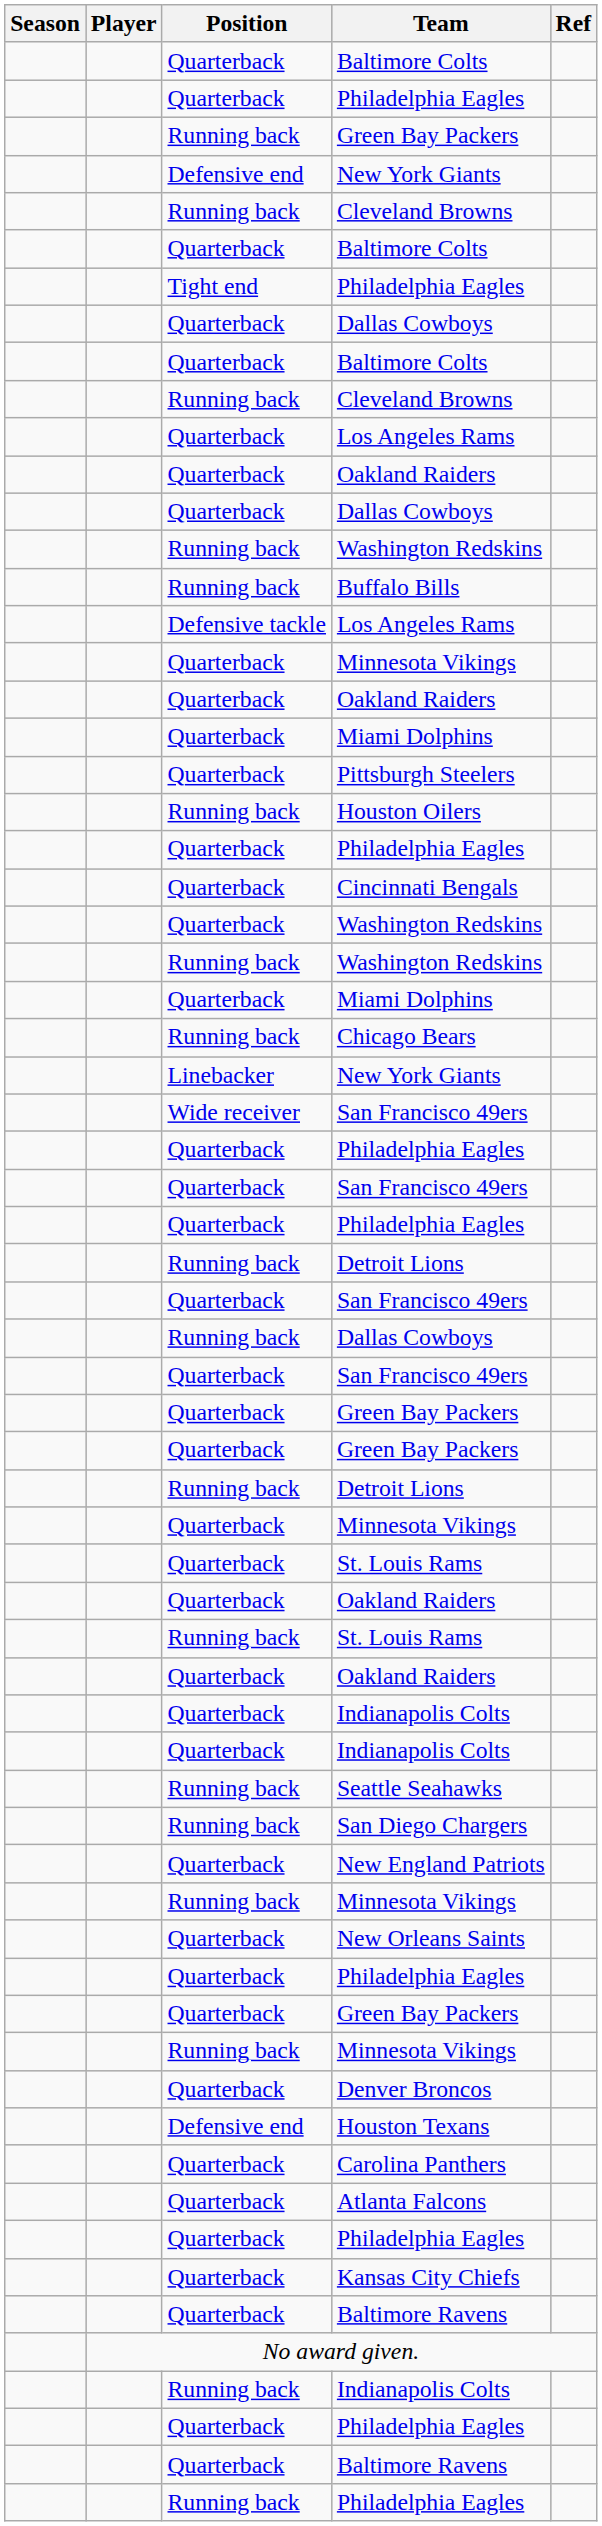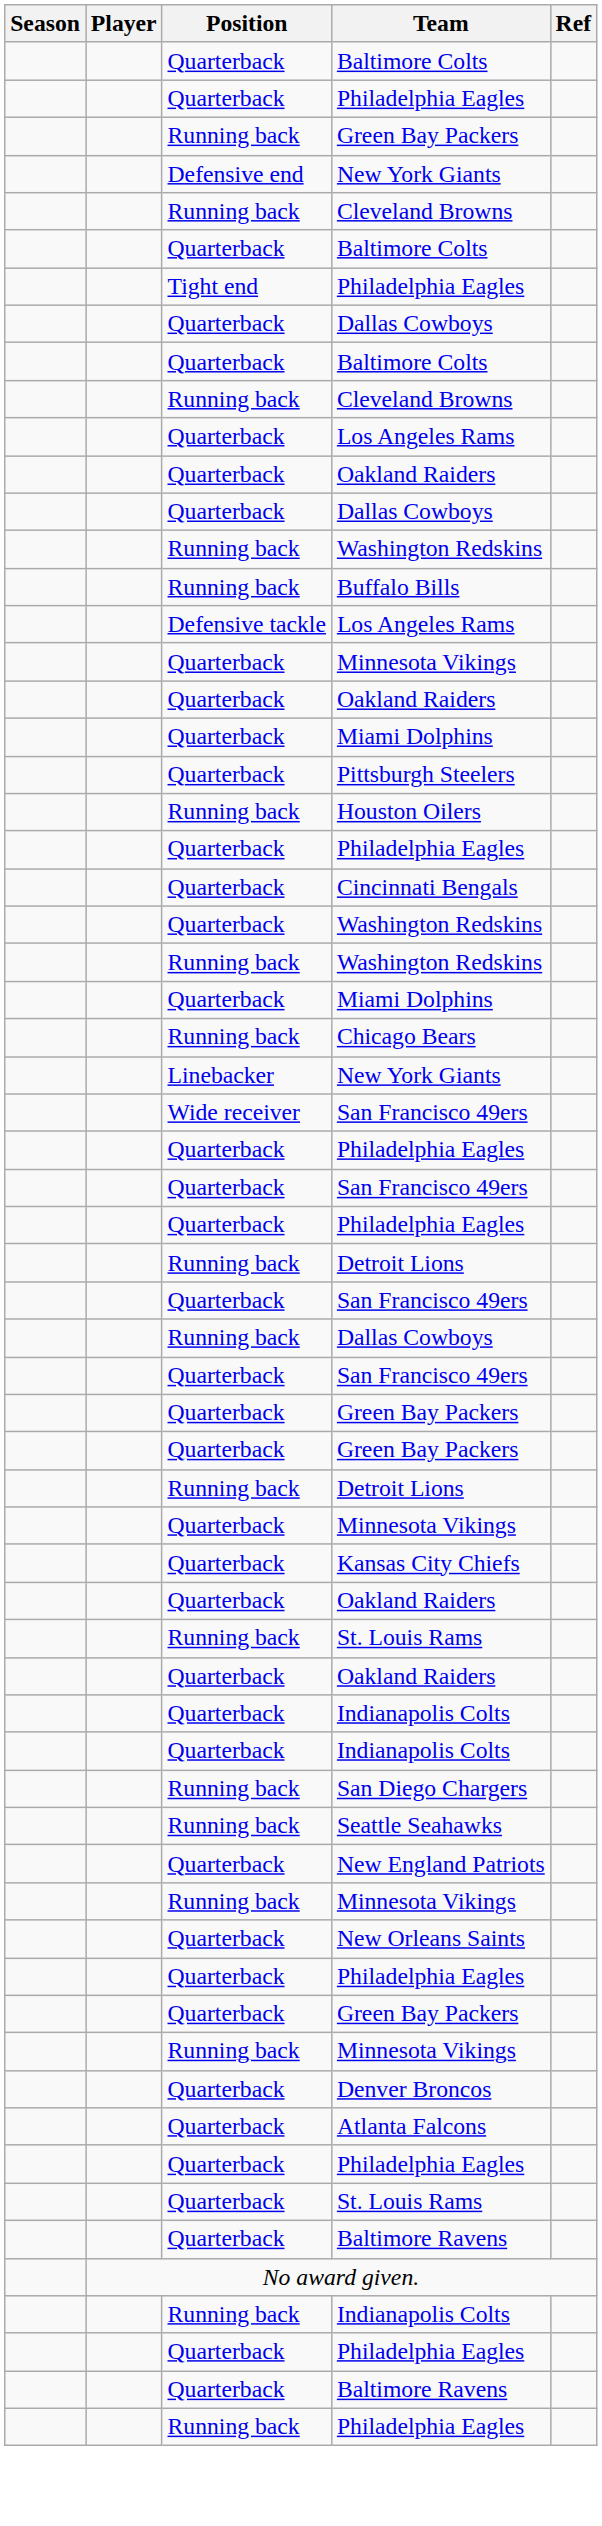rows swapped: (226, 1563) <-> (226, 2276)
rows swapped: (234, 1788) <-> (234, 1825)
- row: (236, 2126)
- row: (226, 2163)
